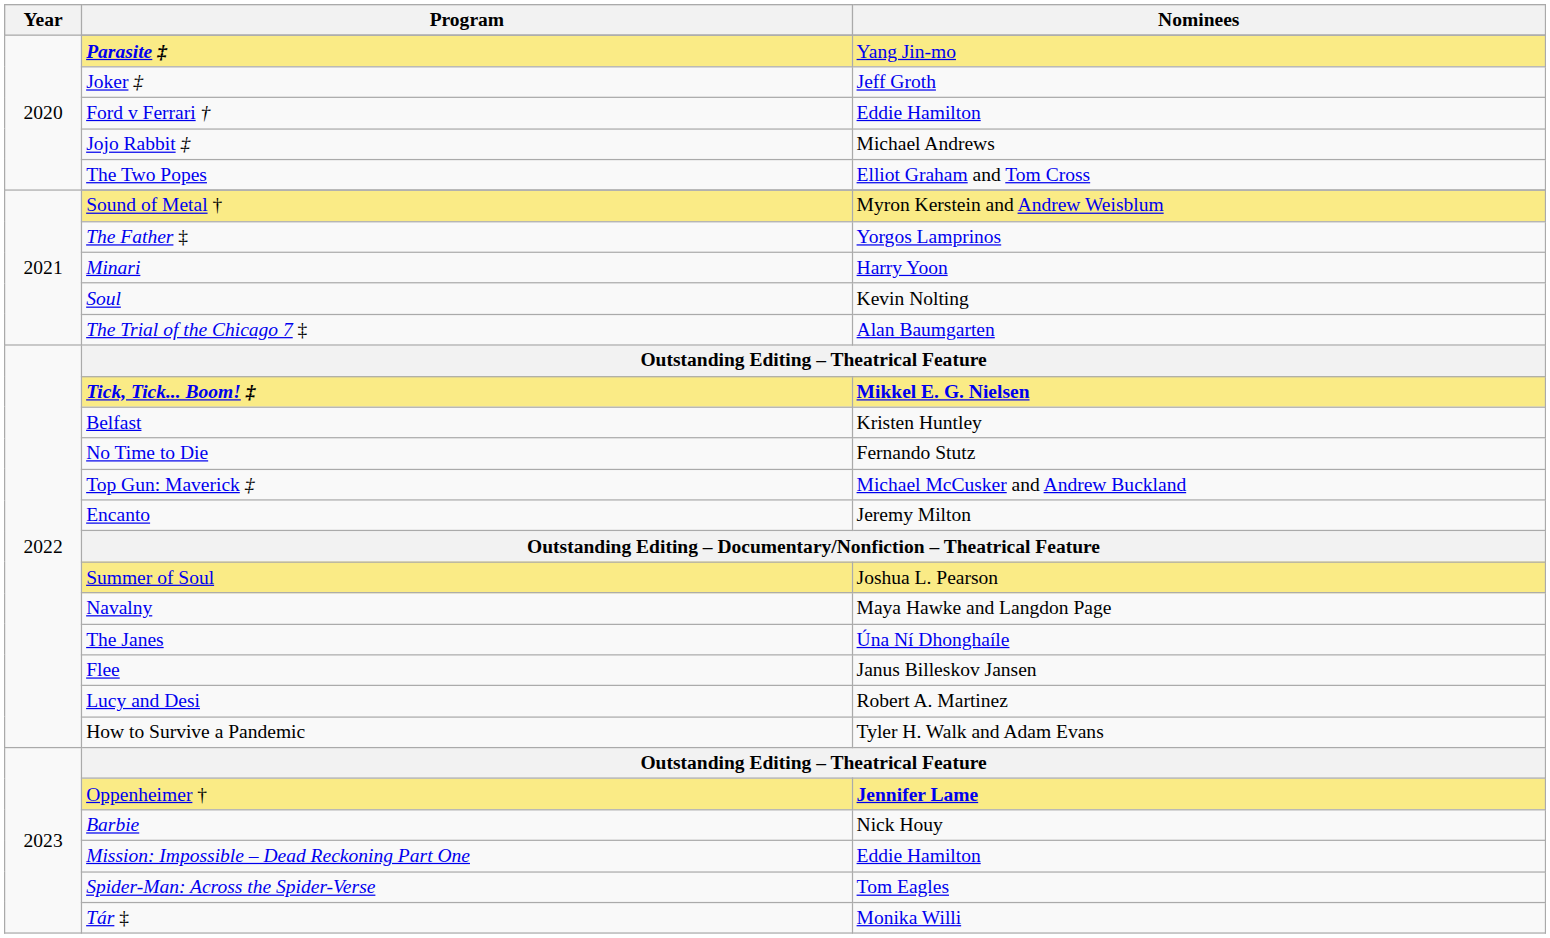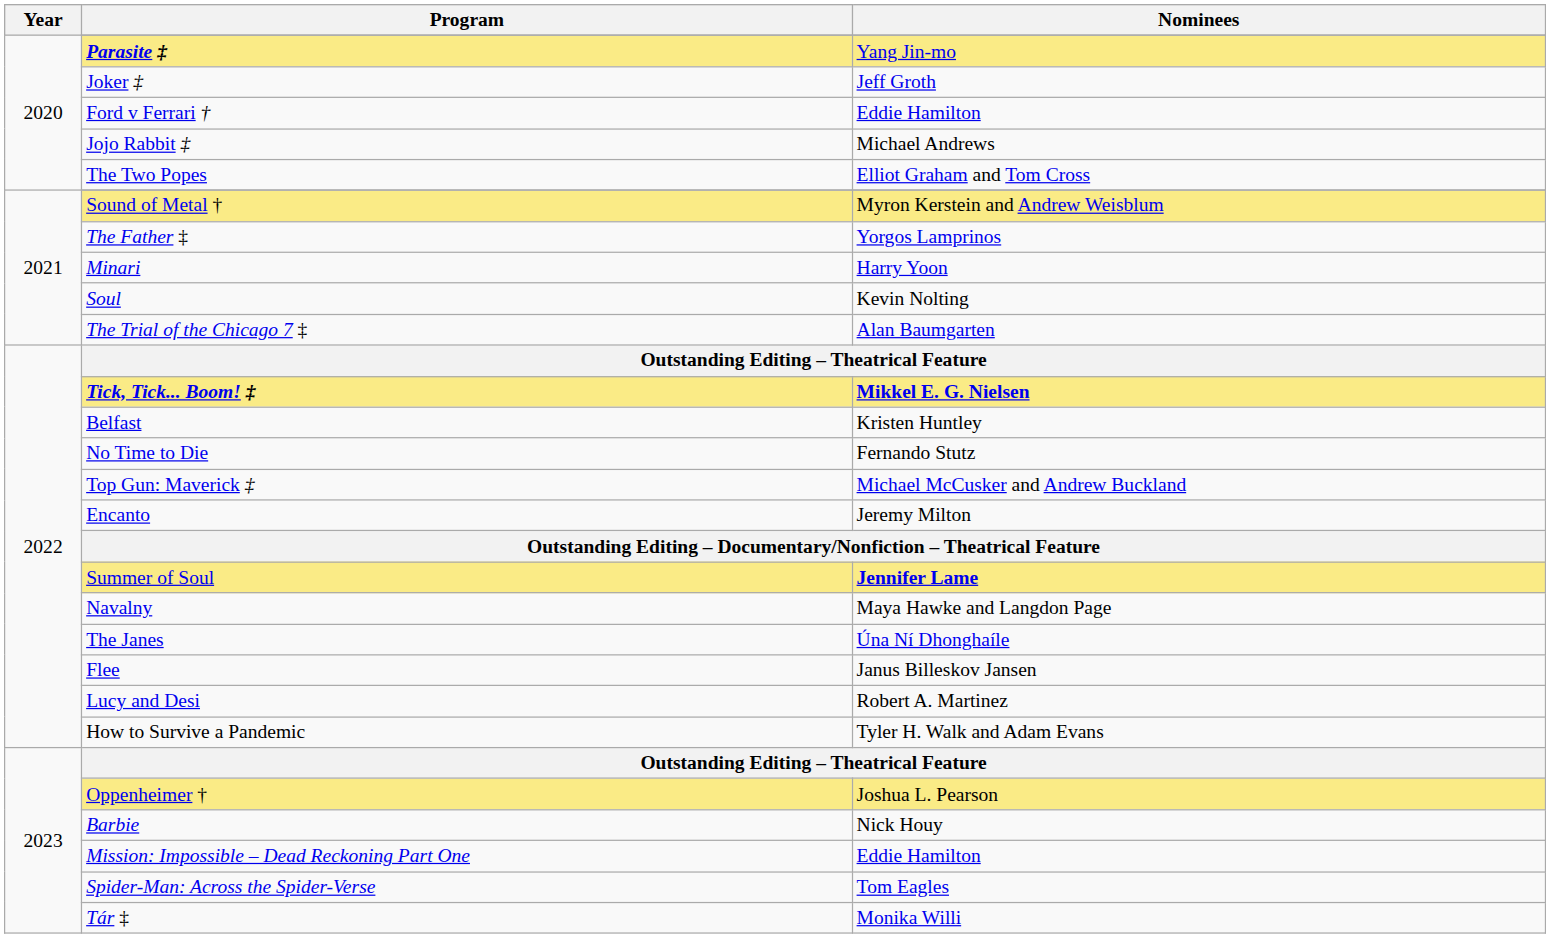(927, 577) Joshua L. Pearson -> (917, 577) Jennifer Lame
(917, 793) Jennifer Lame -> (927, 793) Joshua L. Pearson
